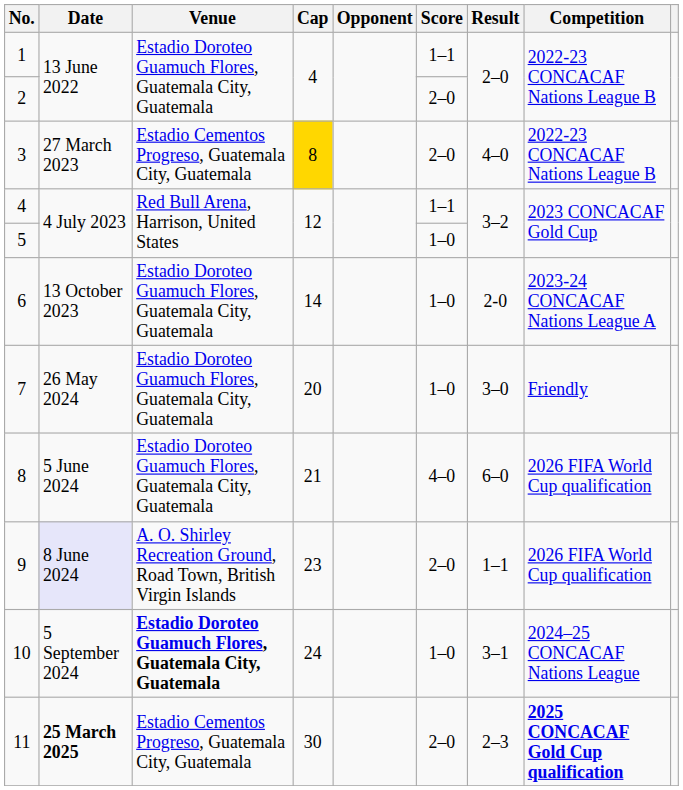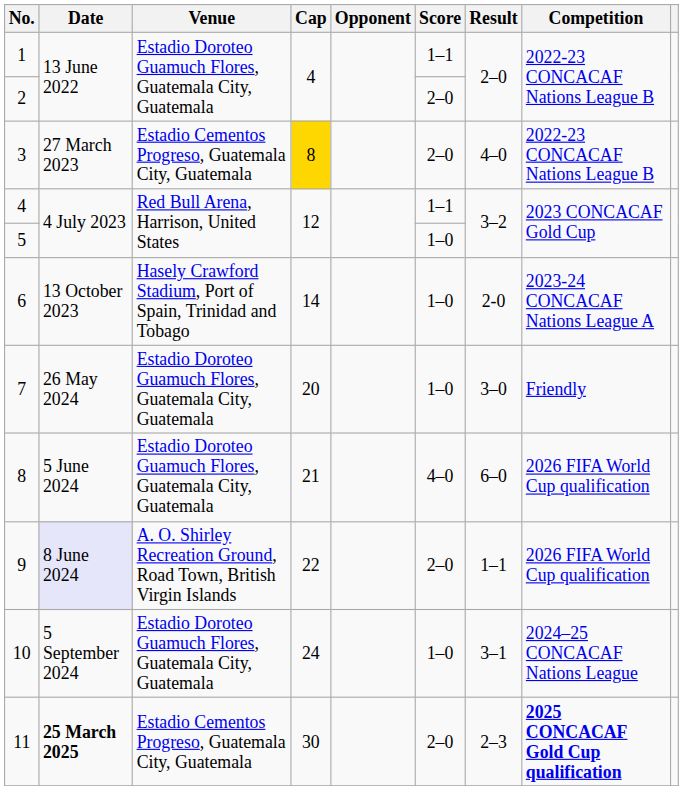(197, 301) Estadio Doroteo Guamuch Flores, Guatemala City, Guatemala -> (206, 301) Hasely Crawford Stadium, Port of Spain, Trinidad and Tobago
(313, 565) 23 -> (311, 565) 22
(202, 653) bold -> (198, 653) normal
